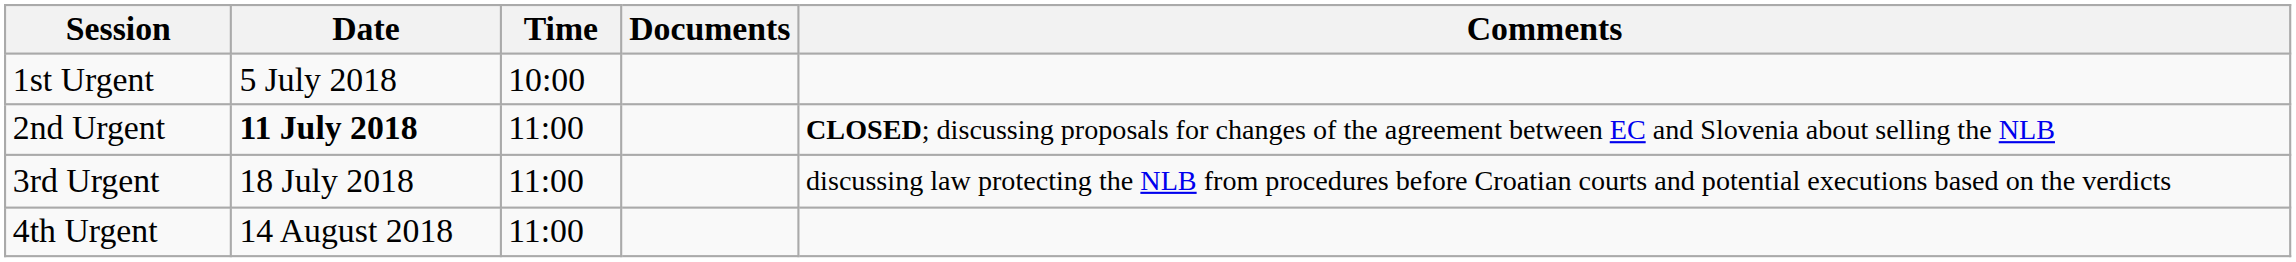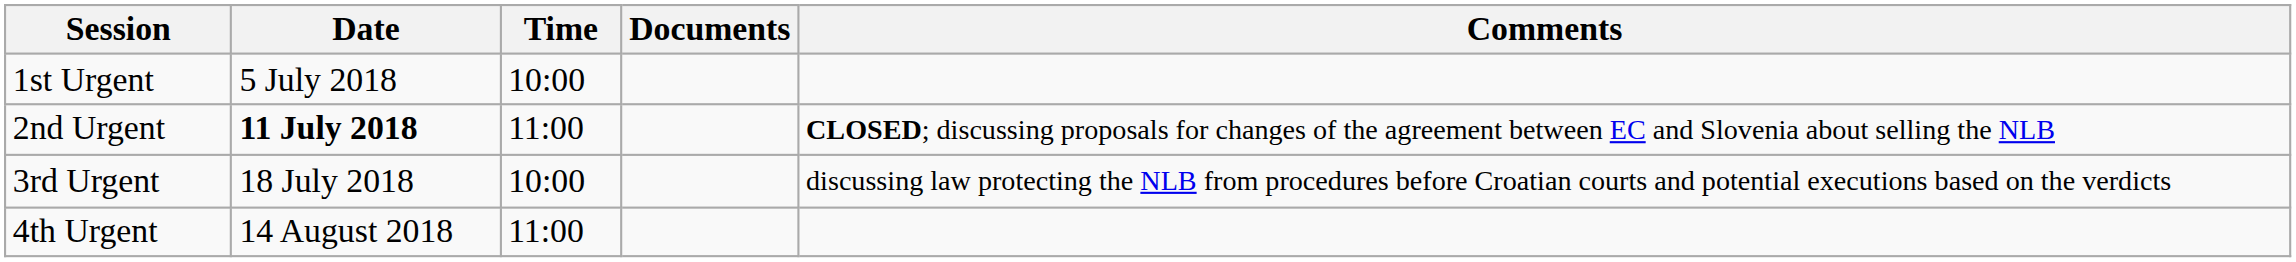(546, 180) 11:00 -> (547, 180) 10:00
